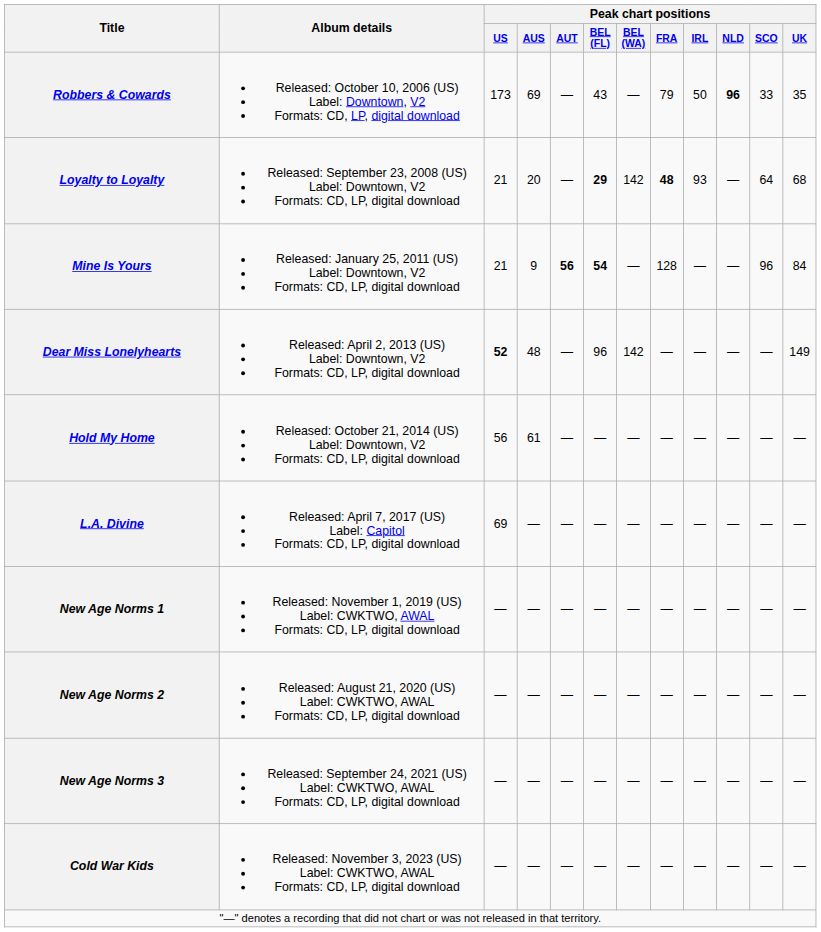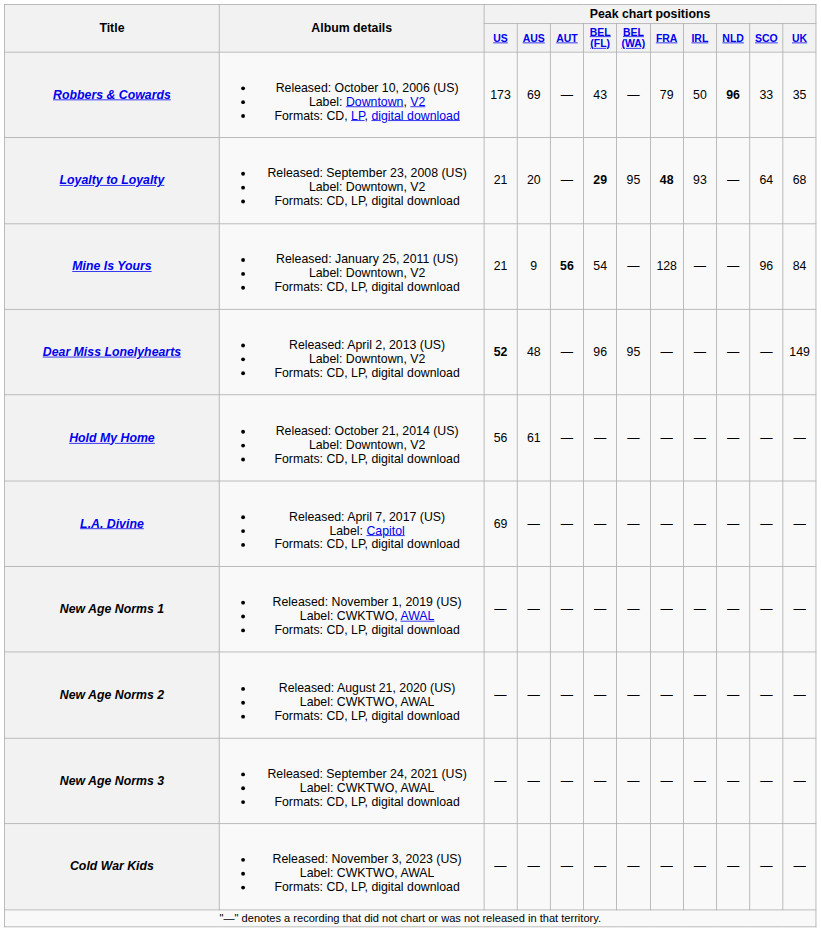(633, 180) 142 -> (633, 180) 95
(600, 266) bold -> (600, 266) normal
(633, 352) 142 -> (633, 352) 95
